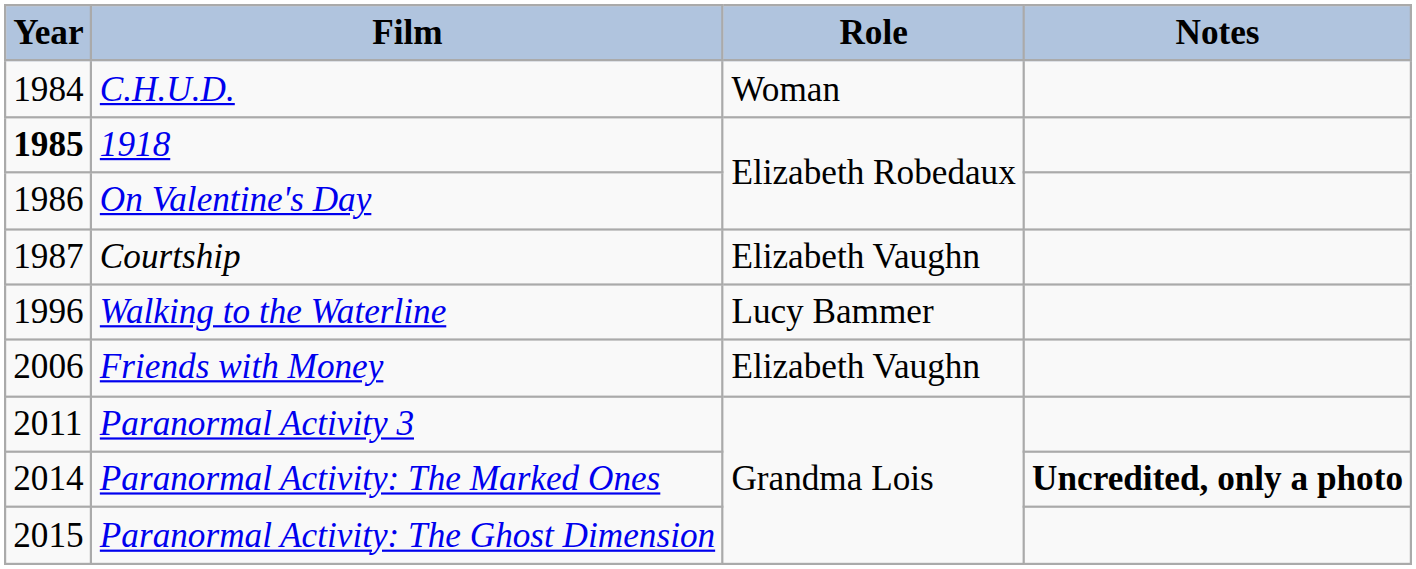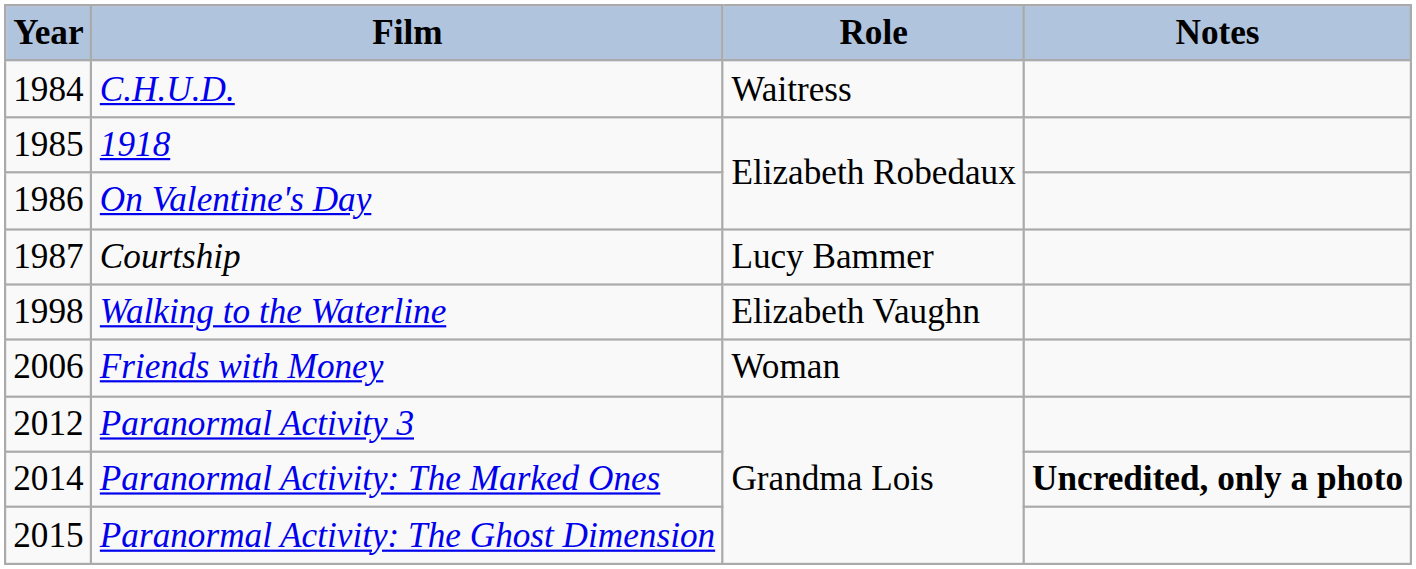(786, 88) Woman -> (792, 88) Waitress
(48, 144) bold -> (48, 144) normal
(856, 255) Elizabeth Vaughn -> (833, 255) Lucy Bammer
(48, 311) 1996 -> (48, 311) 1998
(833, 311) Lucy Bammer -> (856, 311) Elizabeth Vaughn
(856, 367) Elizabeth Vaughn -> (786, 367) Woman
(48, 423) 2011 -> (48, 423) 2012
